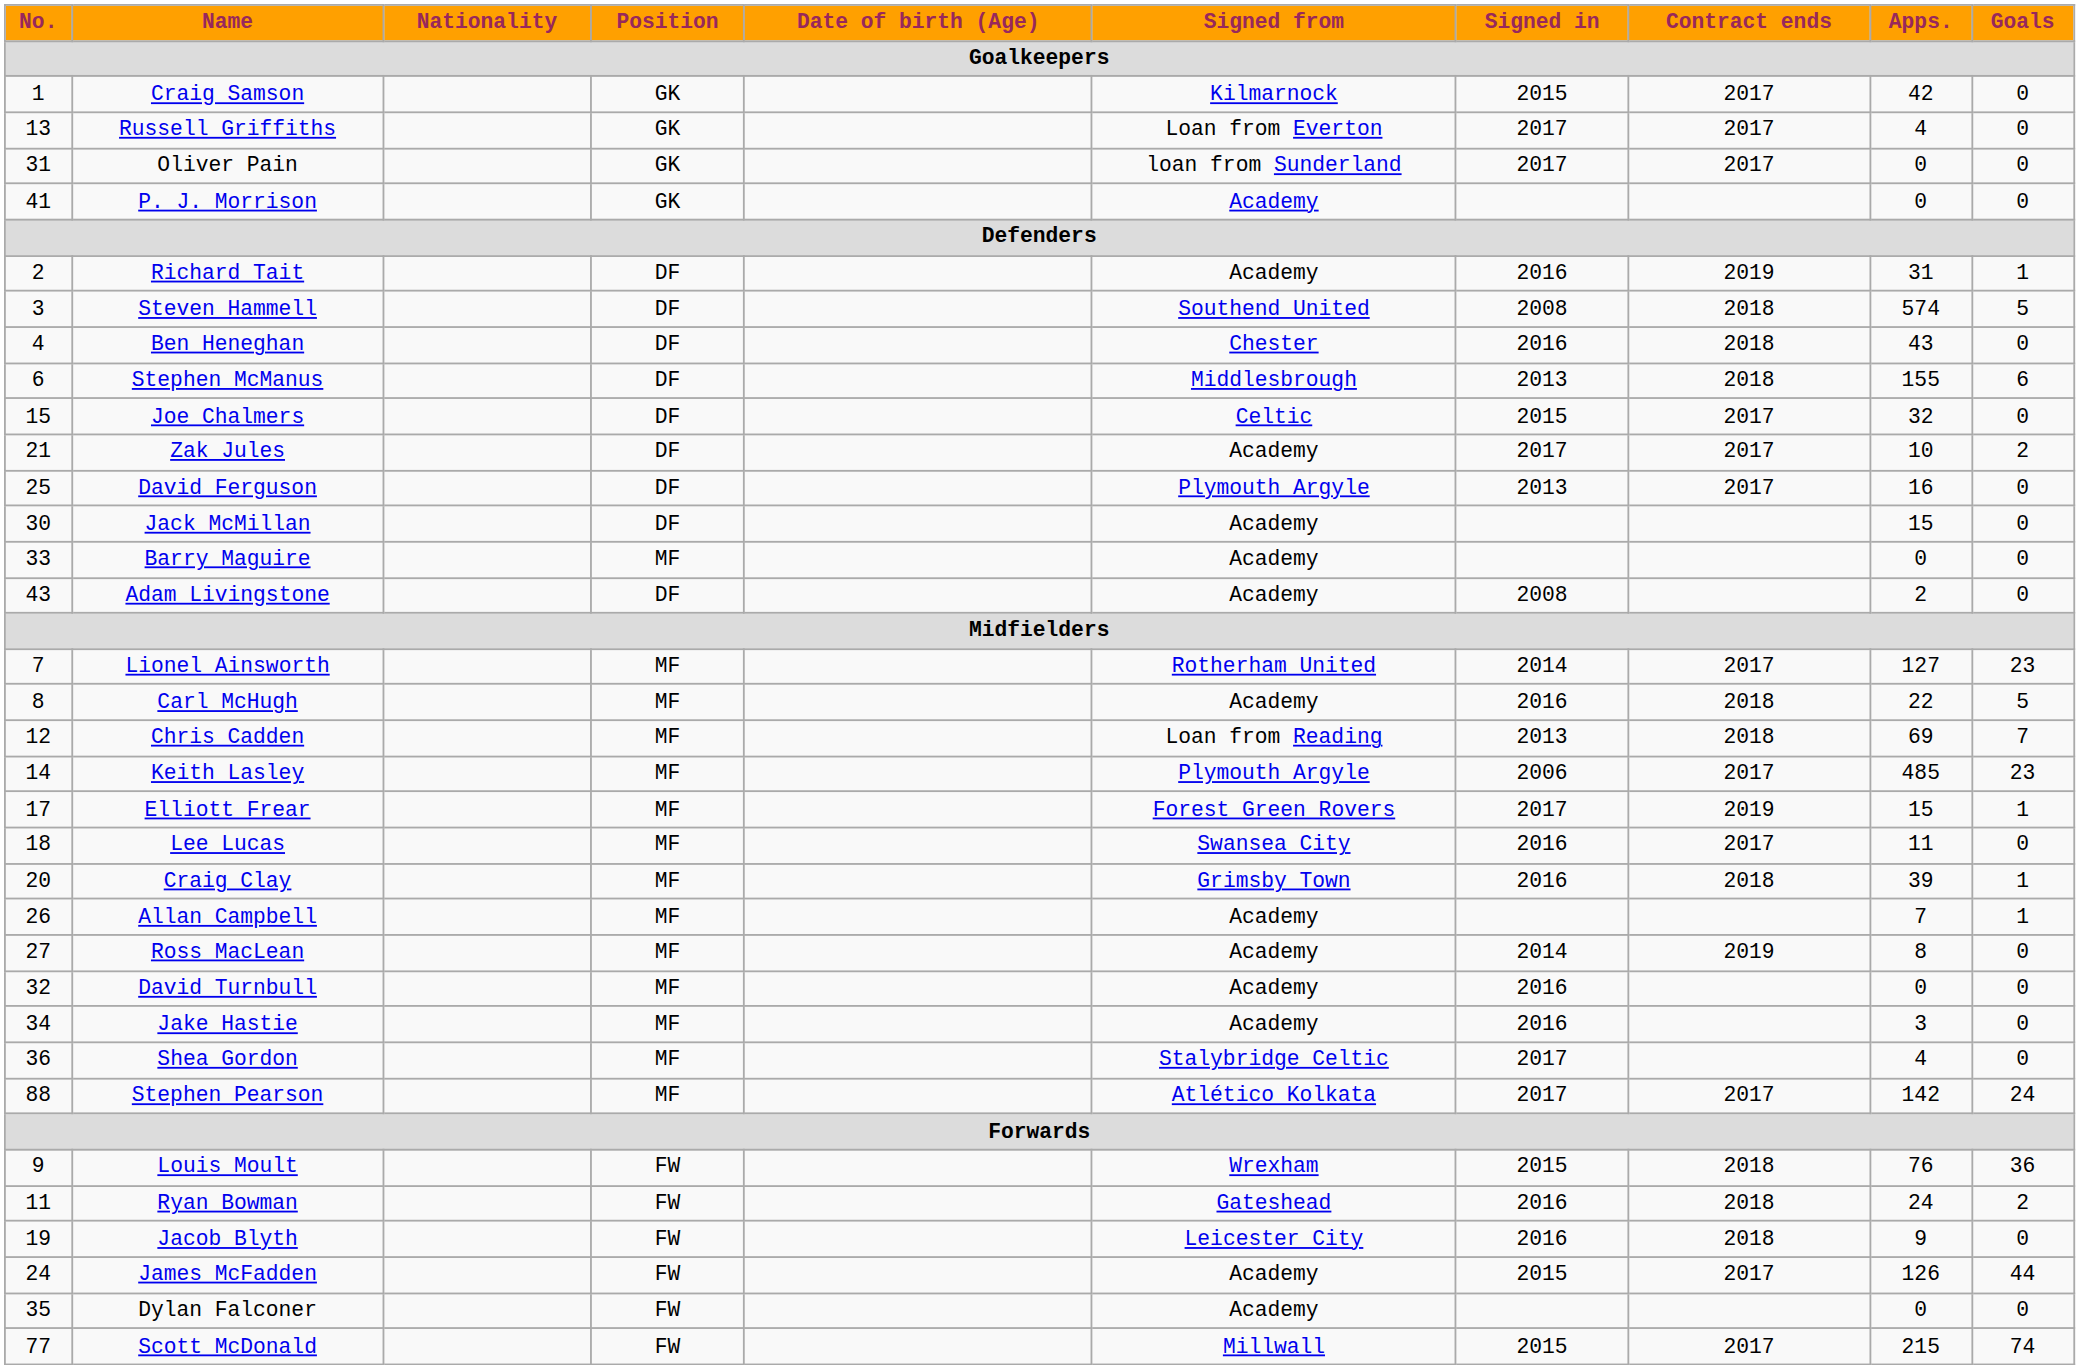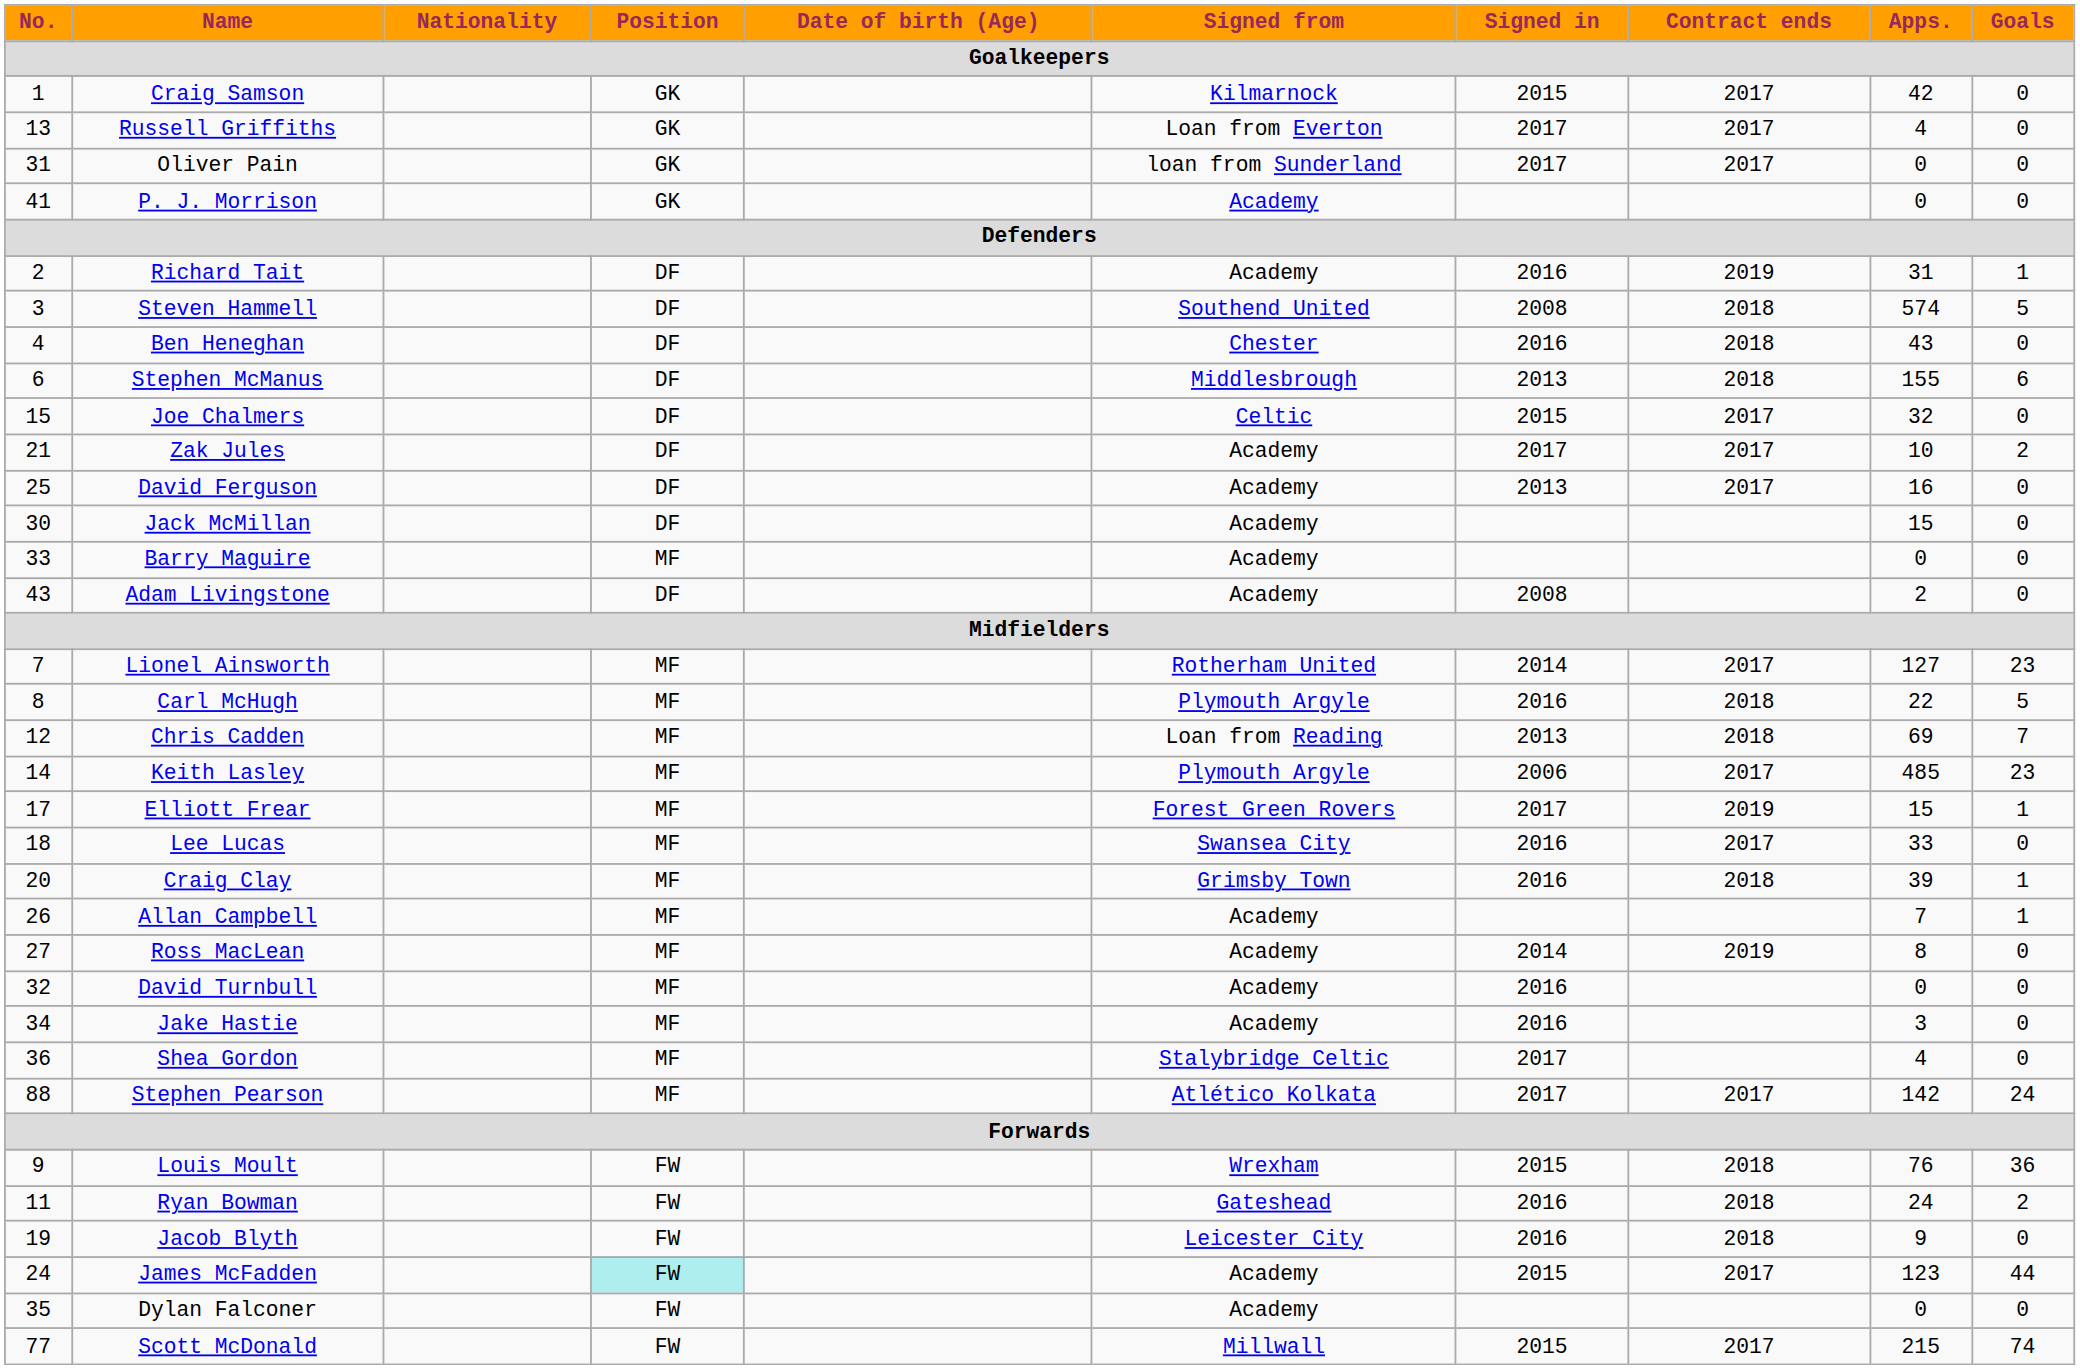(1274, 488) Plymouth Argyle -> (1274, 488) Academy
(1274, 702) Academy -> (1274, 702) Plymouth Argyle
(1921, 845) 11 -> (1921, 845) 33
(668, 1275) no background -> (668, 1275) paleturquoise background
(1921, 1275) 126 -> (1921, 1275) 123
